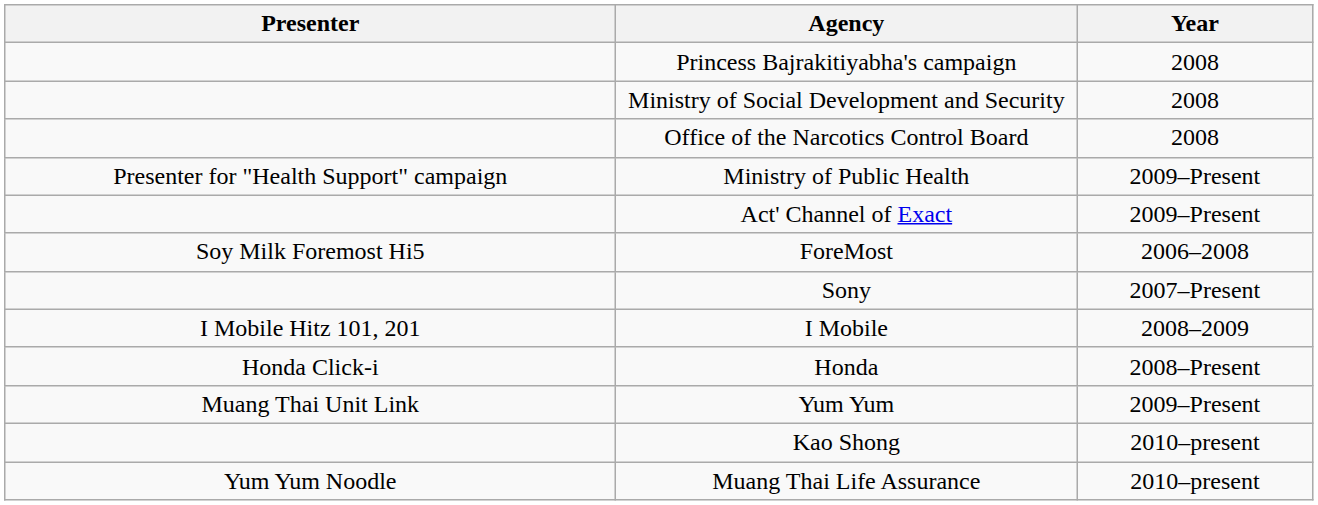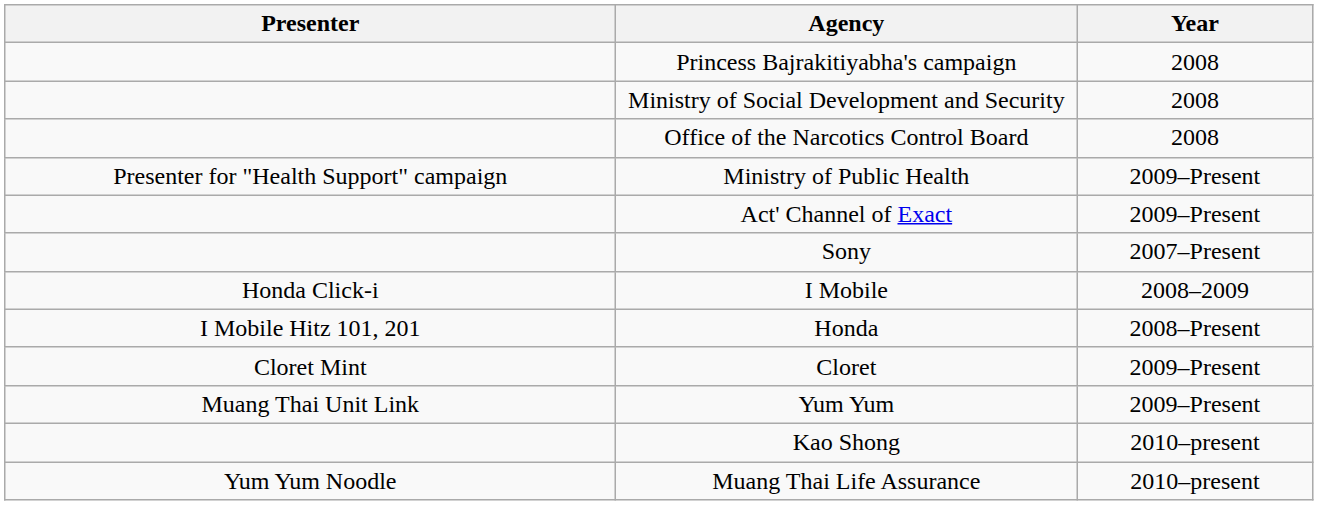- row: (846, 251)
(310, 328) I Mobile Hitz 101, 201 -> (310, 289) Honda Click-i
(310, 366) Honda Click-i -> (310, 328) I Mobile Hitz 101, 201
+ row: (846, 366)
